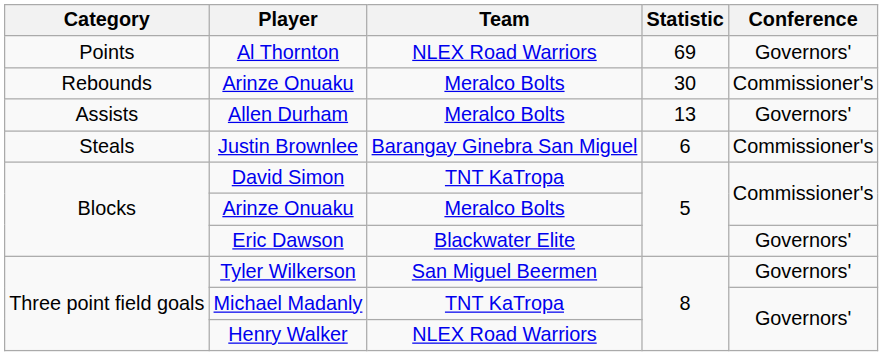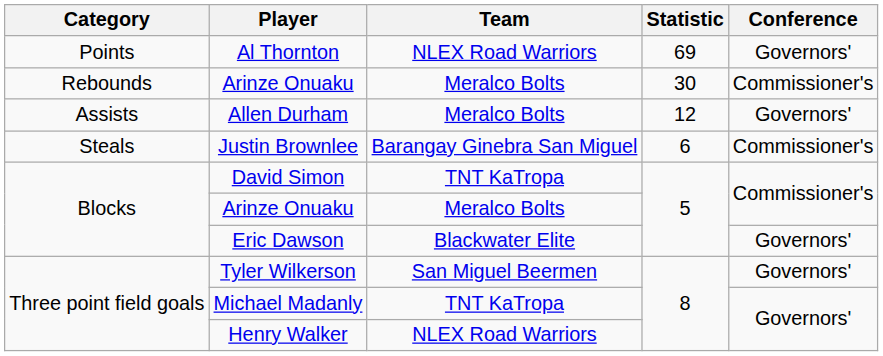(685, 114) 13 -> (685, 114) 12
